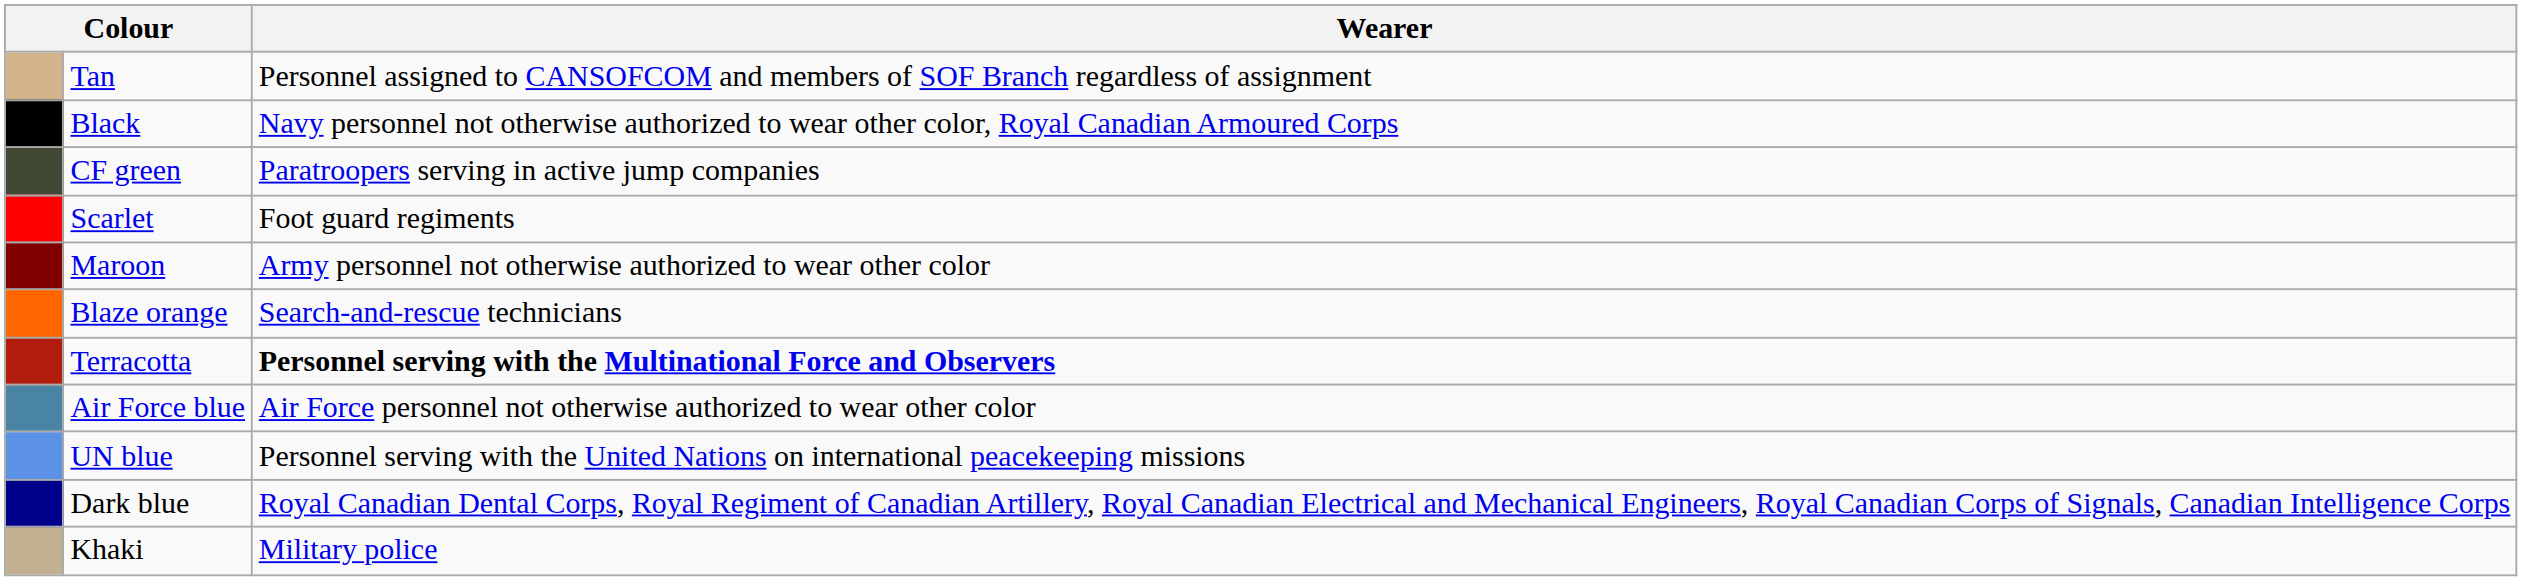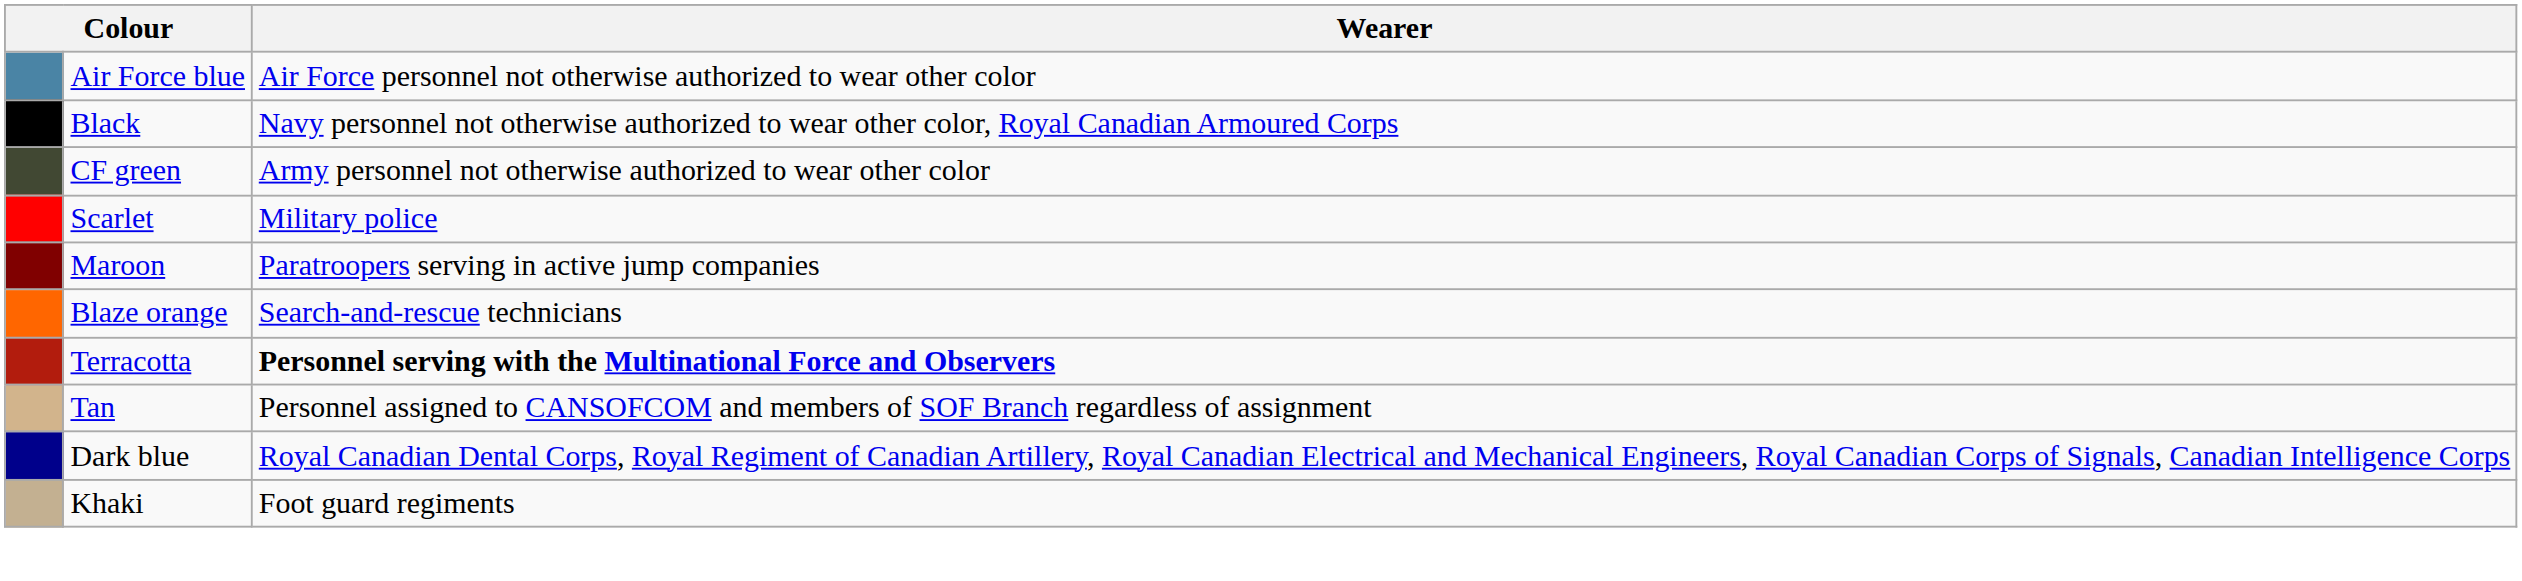rows swapped: (158, 407) <-> (93, 75)
(539, 170) Paratroopers serving in active jump companies -> (624, 170) Army personnel not otherwise authorized to wear other color
(387, 218) Foot guard regiments -> (348, 218) Military police
(624, 265) Army personnel not otherwise authorized to wear other color -> (539, 265) Paratroopers serving in active jump companies
- row: (122, 455)
(348, 550) Military police -> (387, 502) Foot guard regiments
